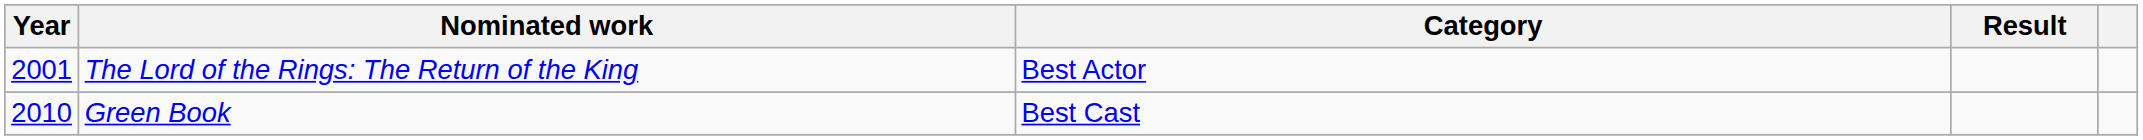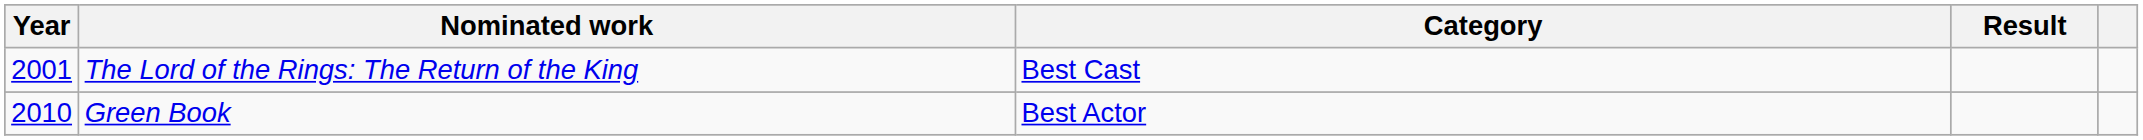(1084, 69) Best Actor -> (1081, 69) Best Cast
(1081, 112) Best Cast -> (1084, 112) Best Actor
